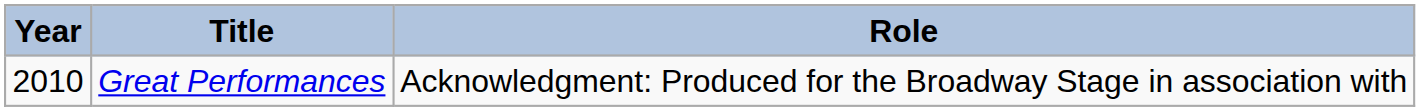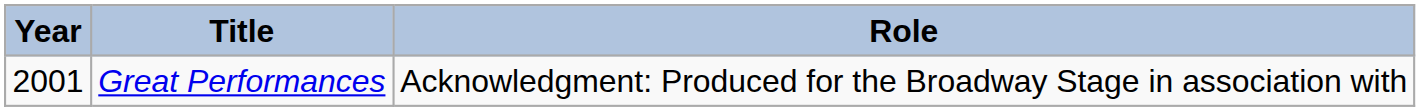(48, 81) 2010 -> (48, 81) 2001
